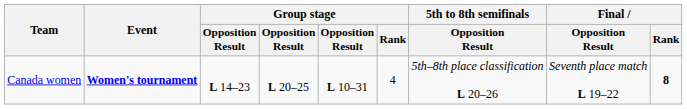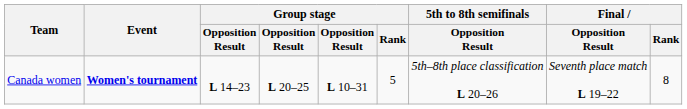(393, 80) 4 -> (393, 80) 5
(666, 80) bold -> (666, 80) normal
